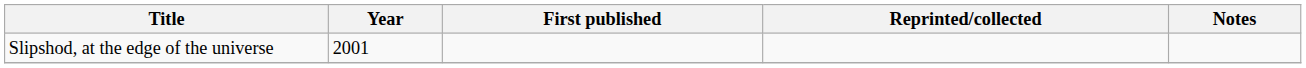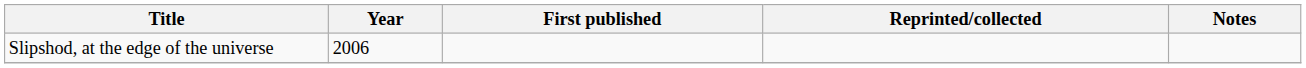(351, 47) 2001 -> (351, 47) 2006
